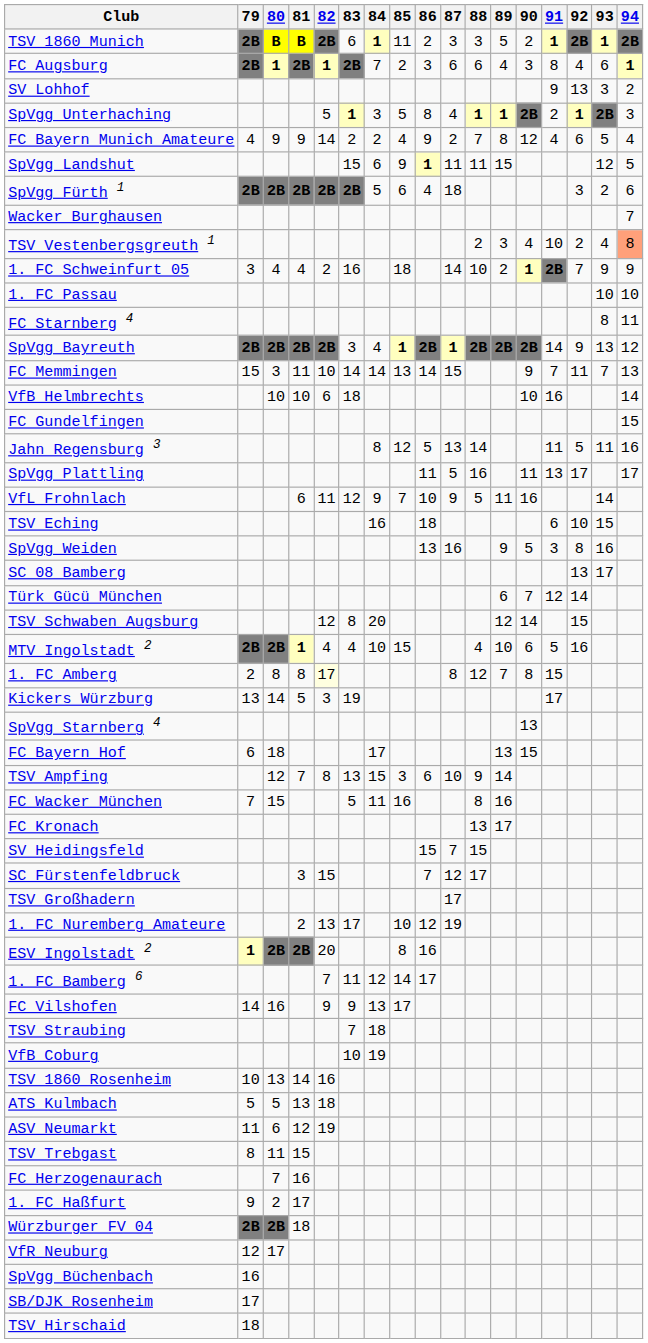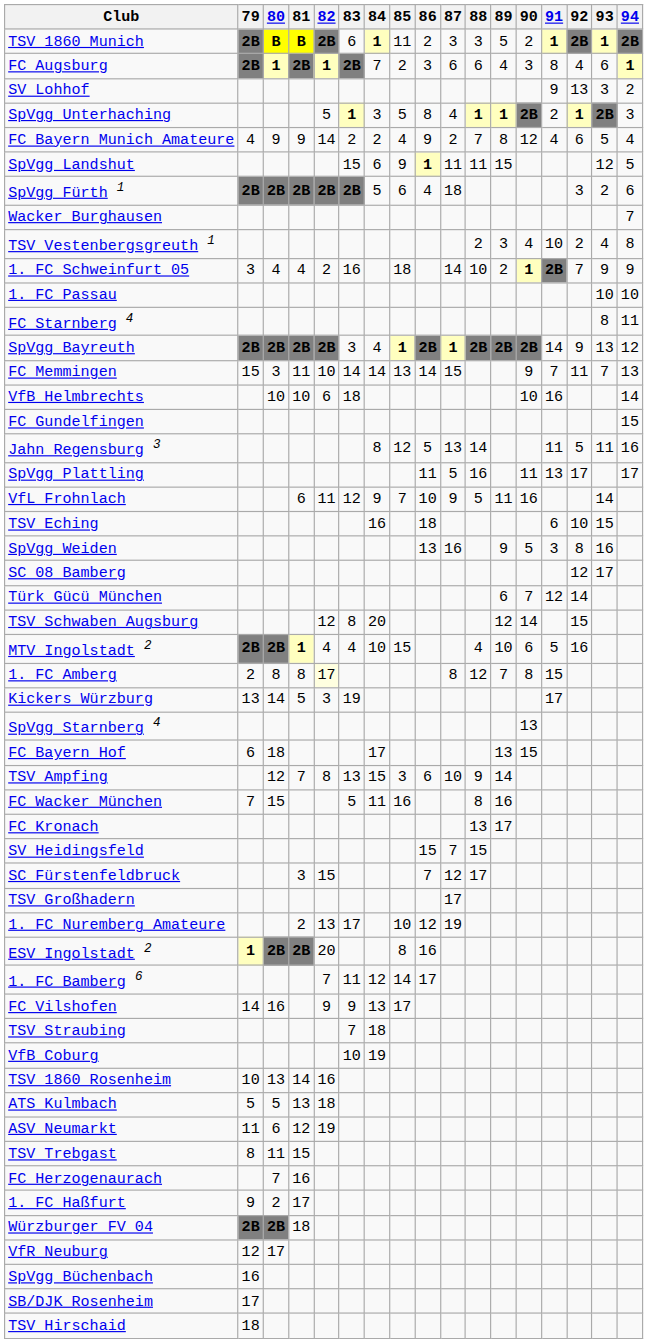(630, 244) lightsalmon background -> (630, 244) no background
(579, 573) 13 -> (579, 573) 12
